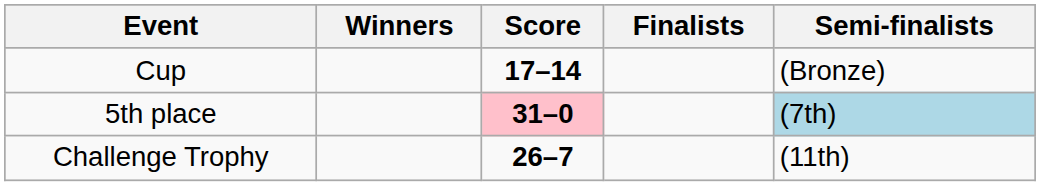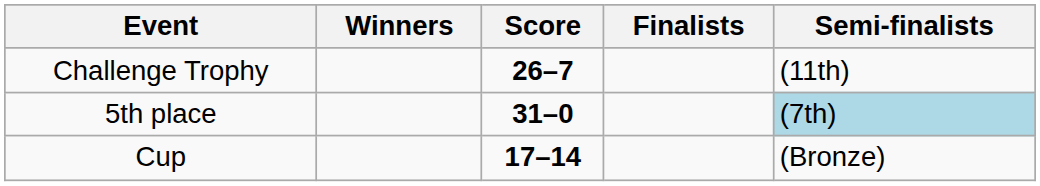rows swapped: (161, 69) <-> (161, 157)
(543, 113) pink background -> (543, 113) no background
